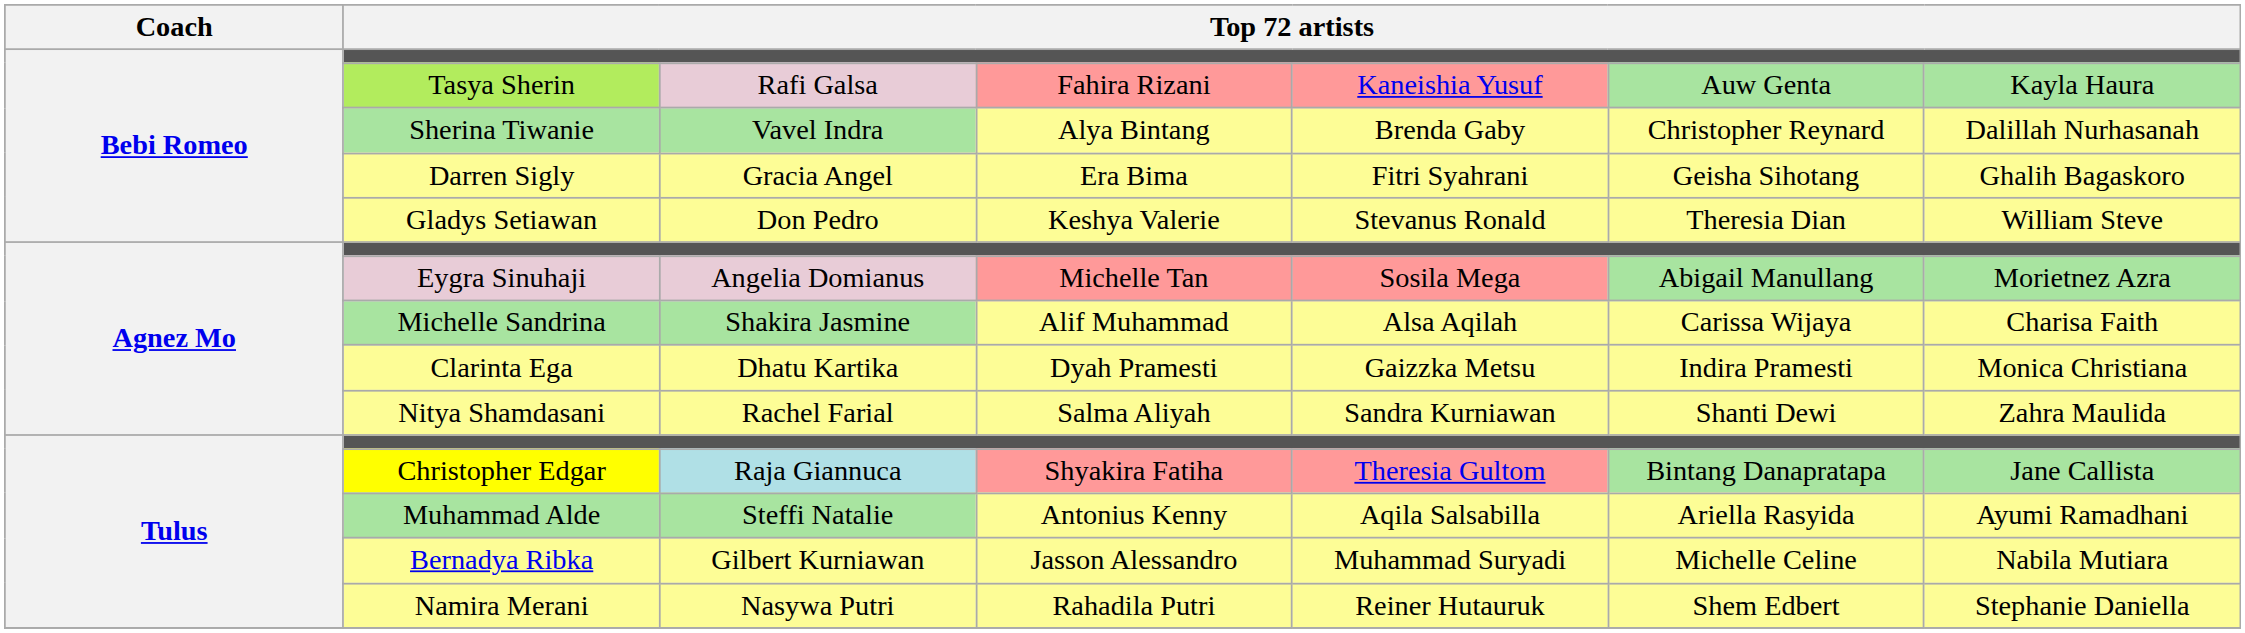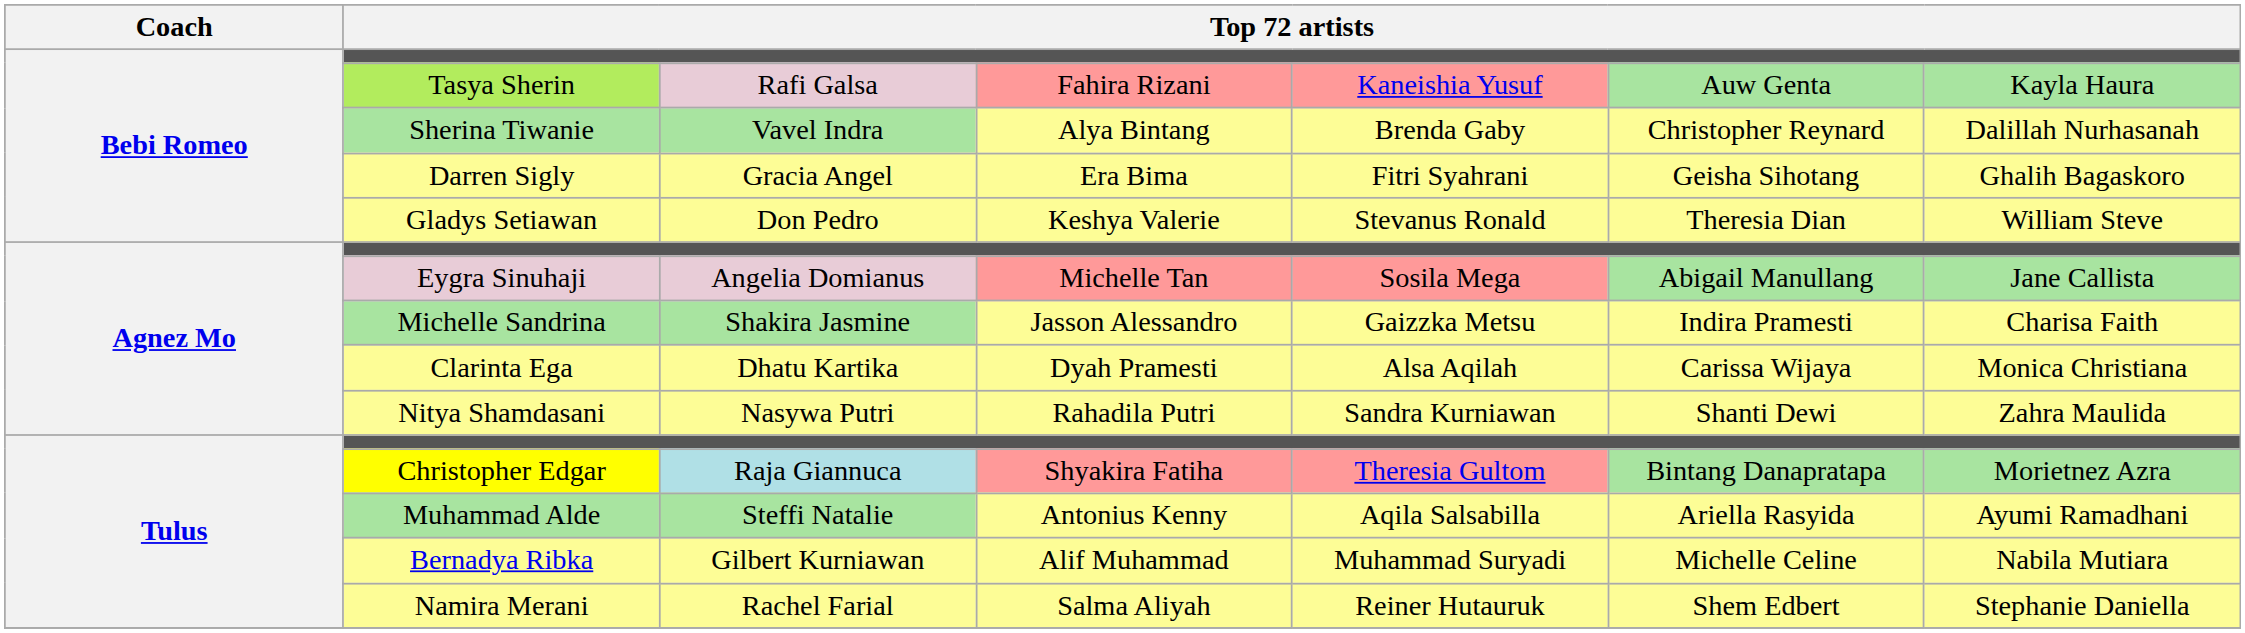(2082, 277) Morietnez Azra -> (2082, 277) Jane Callista
(1134, 322) Alif Muhammad -> (1134, 322) Jasson Alessandro
(1450, 322) Alsa Aqilah -> (1450, 322) Gaizzka Metsu
(1766, 322) Carissa Wijaya -> (1766, 322) Indira Pramesti
(1450, 367) Gaizzka Metsu -> (1450, 367) Alsa Aqilah
(1766, 367) Indira Pramesti -> (1766, 367) Carissa Wijaya
(818, 412) Rachel Farial -> (818, 412) Nasywa Putri
(1134, 412) Salma Aliyah -> (1134, 412) Rahadila Putri
(2082, 470) Jane Callista -> (2082, 470) Morietnez Azra
(1134, 560) Jasson Alessandro -> (1134, 560) Alif Muhammad
(818, 605) Nasywa Putri -> (818, 605) Rachel Farial
(1134, 605) Rahadila Putri -> (1134, 605) Salma Aliyah
